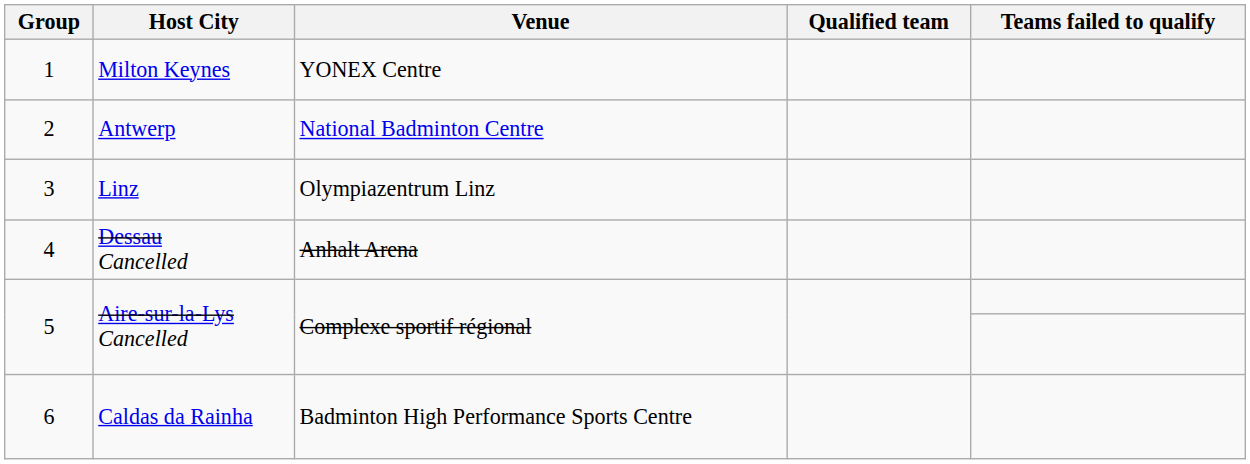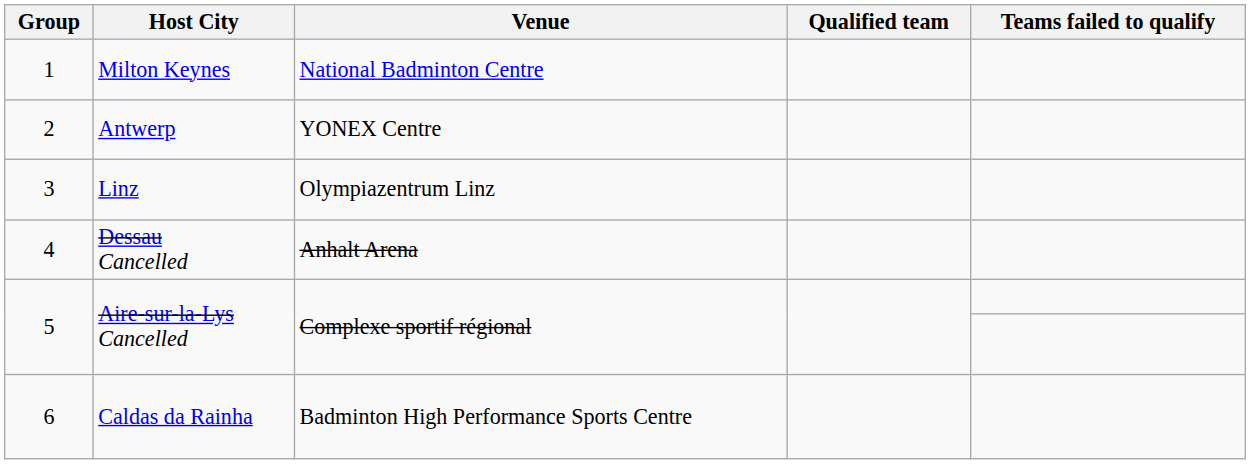(370, 69) YONEX Centre -> (422, 69) National Badminton Centre
(422, 129) National Badminton Centre -> (370, 129) YONEX Centre
